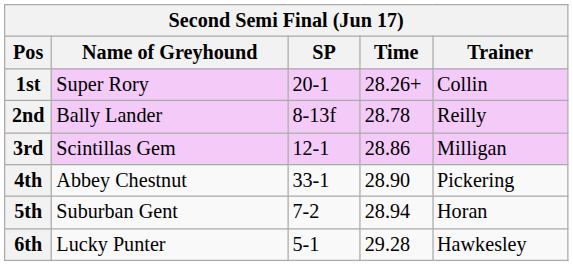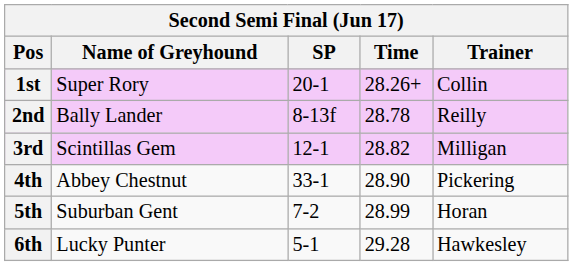(387, 148) 28.86 -> (387, 148) 28.82
(387, 212) 28.94 -> (387, 212) 28.99
